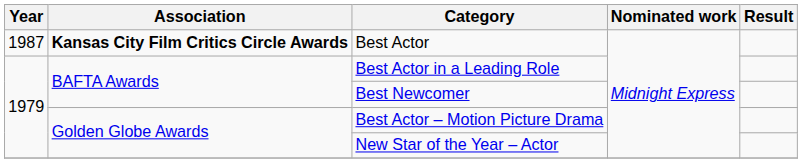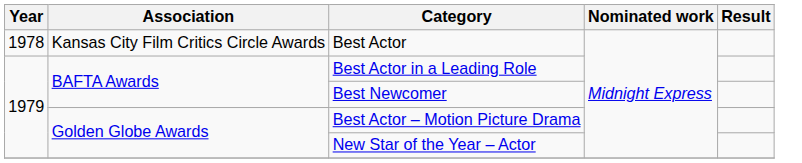(26, 42) 1987 -> (26, 42) 1978
(200, 42) bold -> (188, 42) normal
